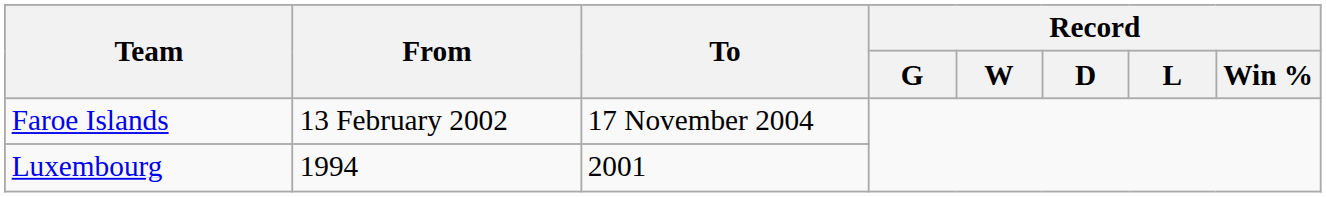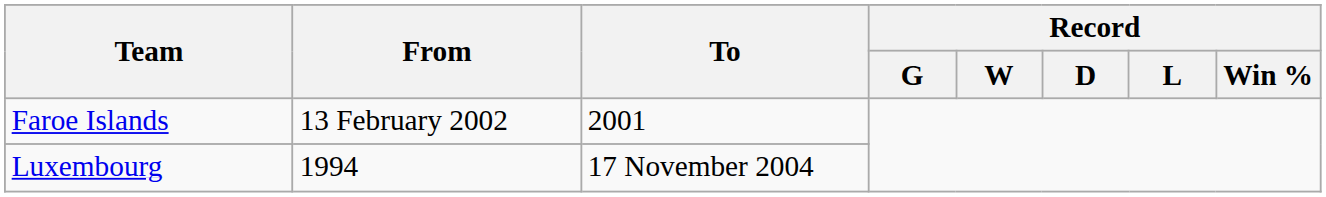(701, 120) 17 November 2004 -> (617, 120) 2001
(617, 167) 2001 -> (701, 167) 17 November 2004
